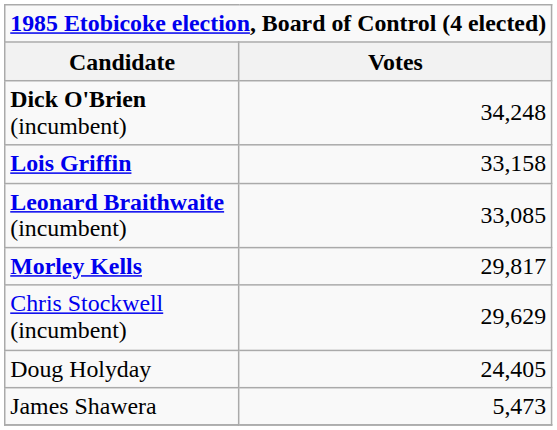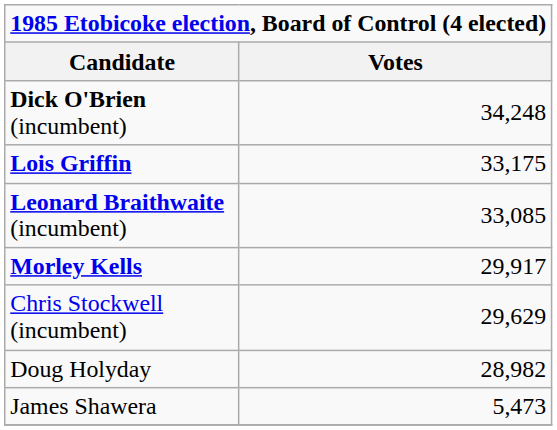(513, 163) 33,158 -> (513, 163) 33,175
(513, 266) 29,817 -> (513, 266) 29,917
(513, 368) 24,405 -> (513, 368) 28,982
